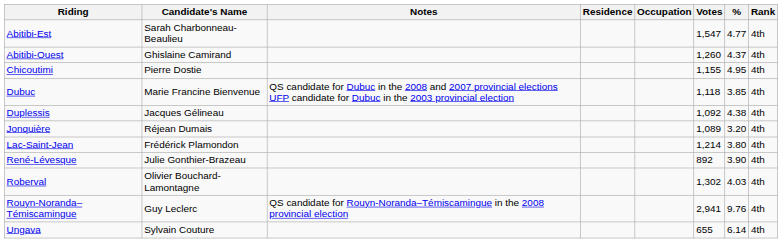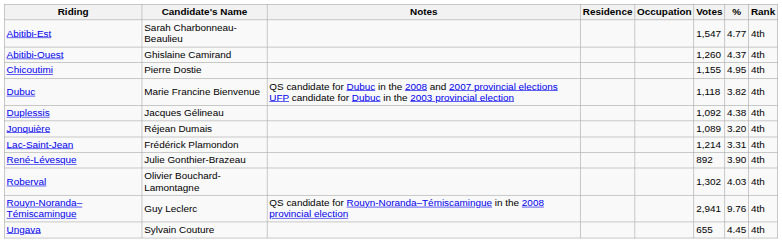(737, 92) 3.85 -> (737, 92) 3.82
(737, 144) 3.80 -> (737, 144) 3.31
(737, 230) 6.14 -> (737, 230) 4.45
